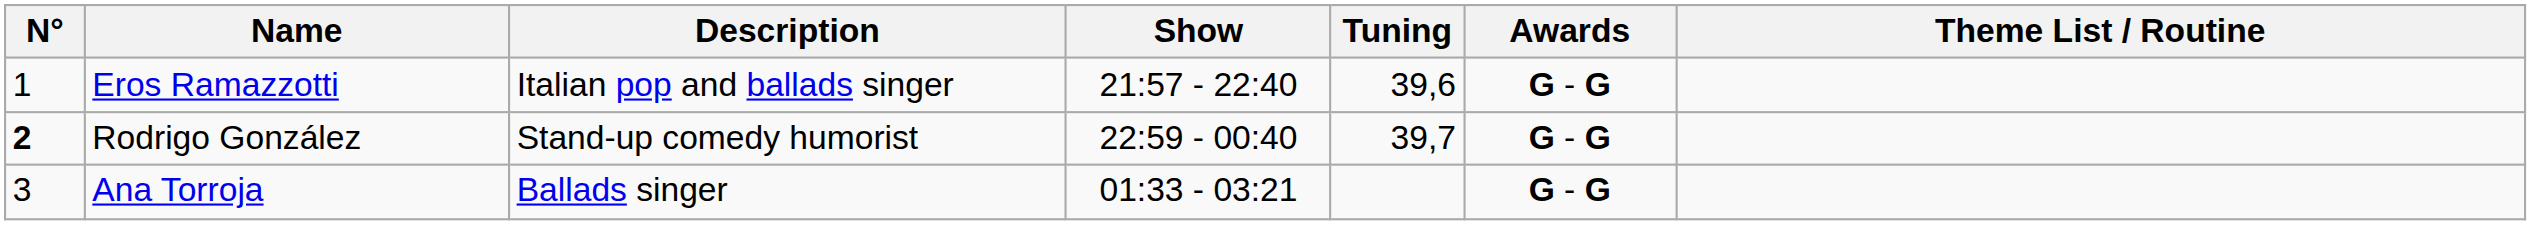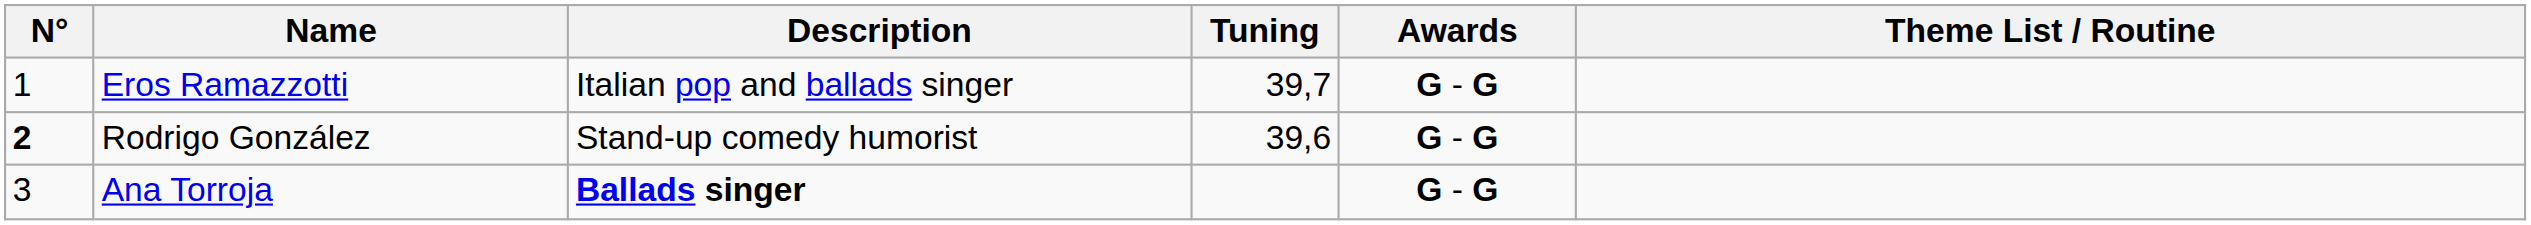- column: (1198, 31)
(1423, 84) 39,6 -> (1298, 84) 39,7
(1423, 137) 39,7 -> (1298, 137) 39,6
(622, 191) normal -> (691, 191) bold
